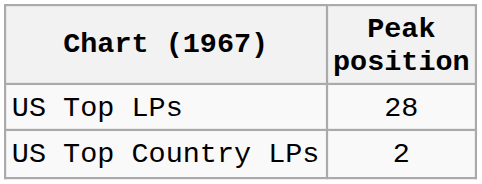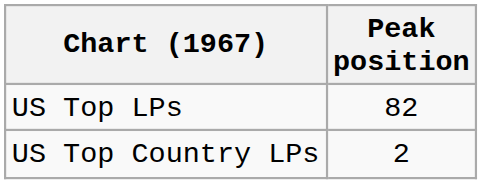(401, 108) 28 -> (401, 108) 82
